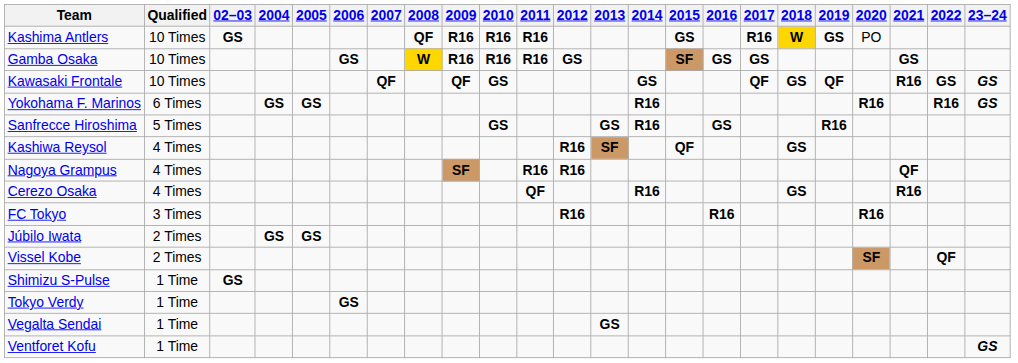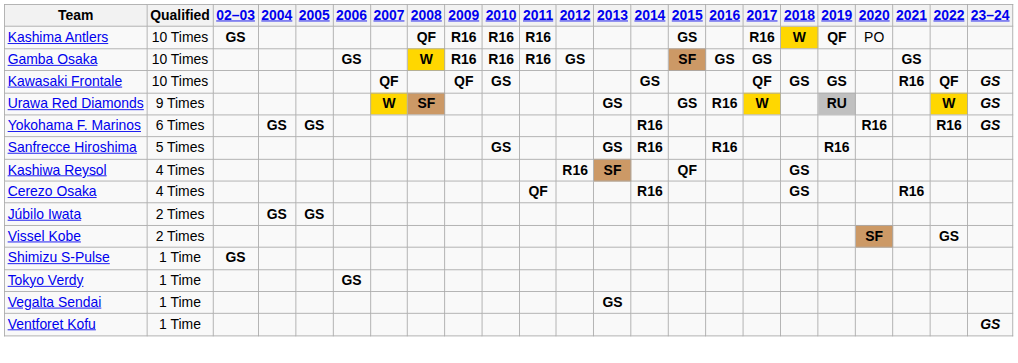(834, 37) GS -> (837, 37) QF
(834, 81) QF -> (837, 81) GS
(946, 81) GS -> (949, 81) QF
+ row: (76, 103)
(722, 125) GS -> (725, 147) R16
- row: (62, 170)
- row: (37, 214)
(946, 258) QF -> (949, 236) GS
